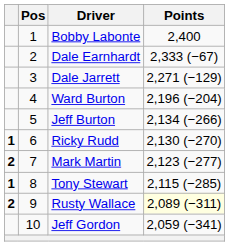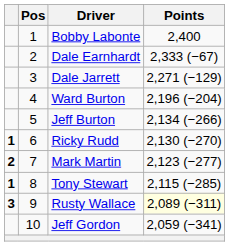(11, 203) 2 -> (11, 203) 3
